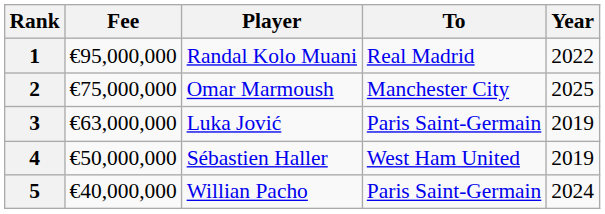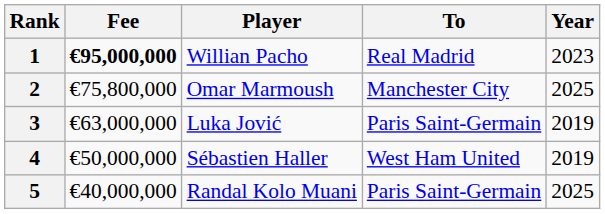(123, 55) normal -> (123, 55) bold
(272, 55) Randal Kolo Muani -> (247, 55) Willian Pacho
(573, 55) 2022 -> (573, 55) 2023
(123, 89) €75,000,000 -> (123, 89) €75,800,000
(247, 191) Willian Pacho -> (272, 191) Randal Kolo Muani
(573, 191) 2024 -> (573, 191) 2025
